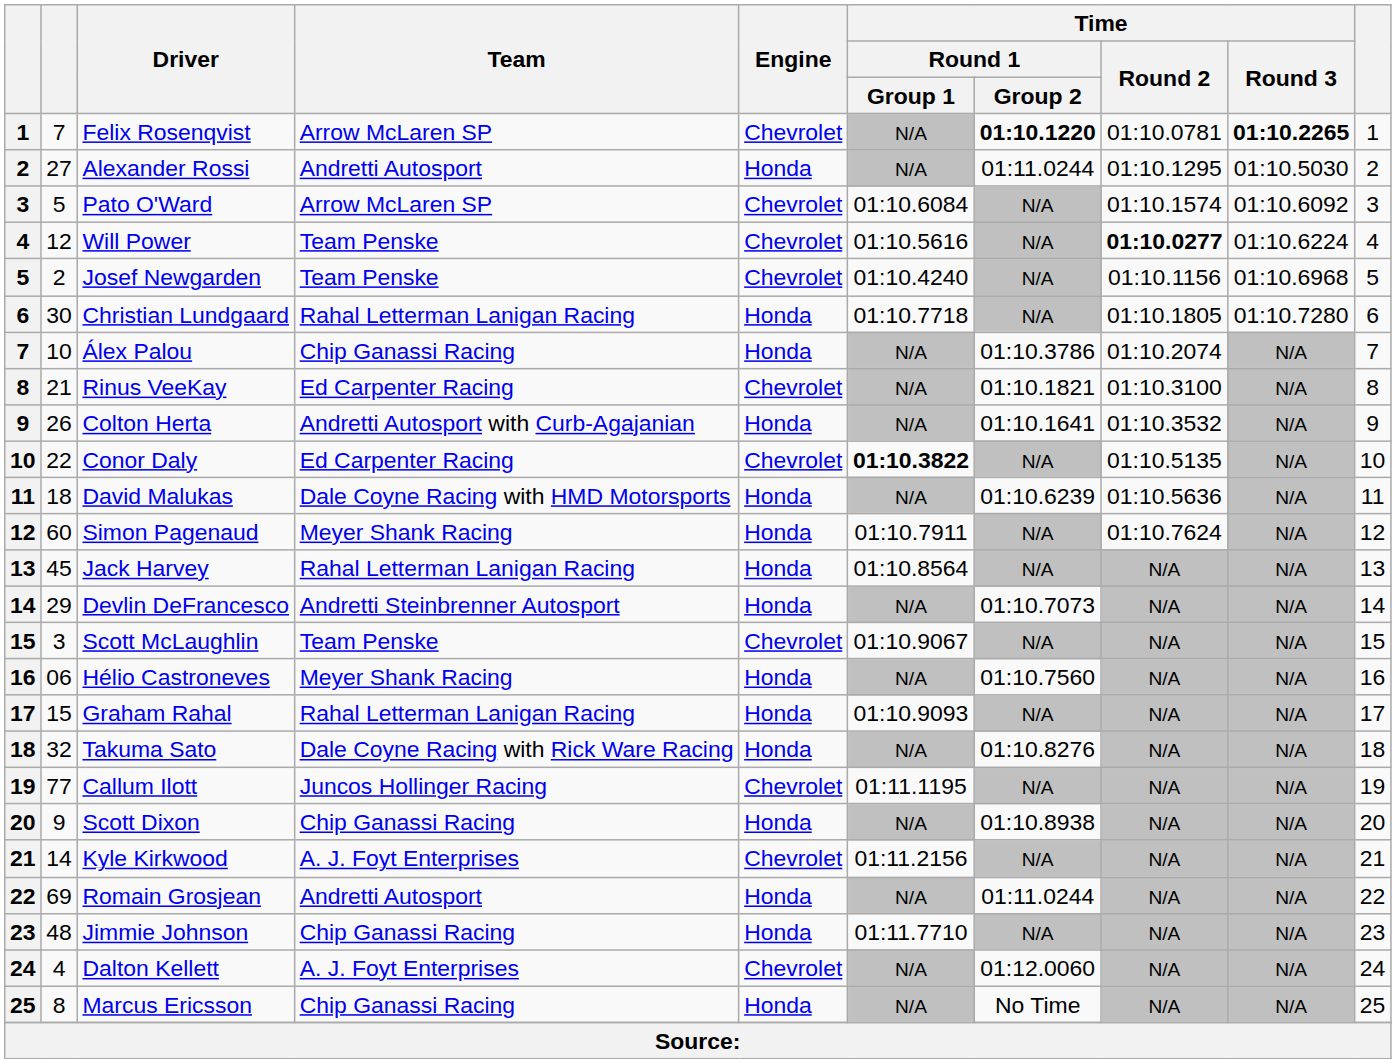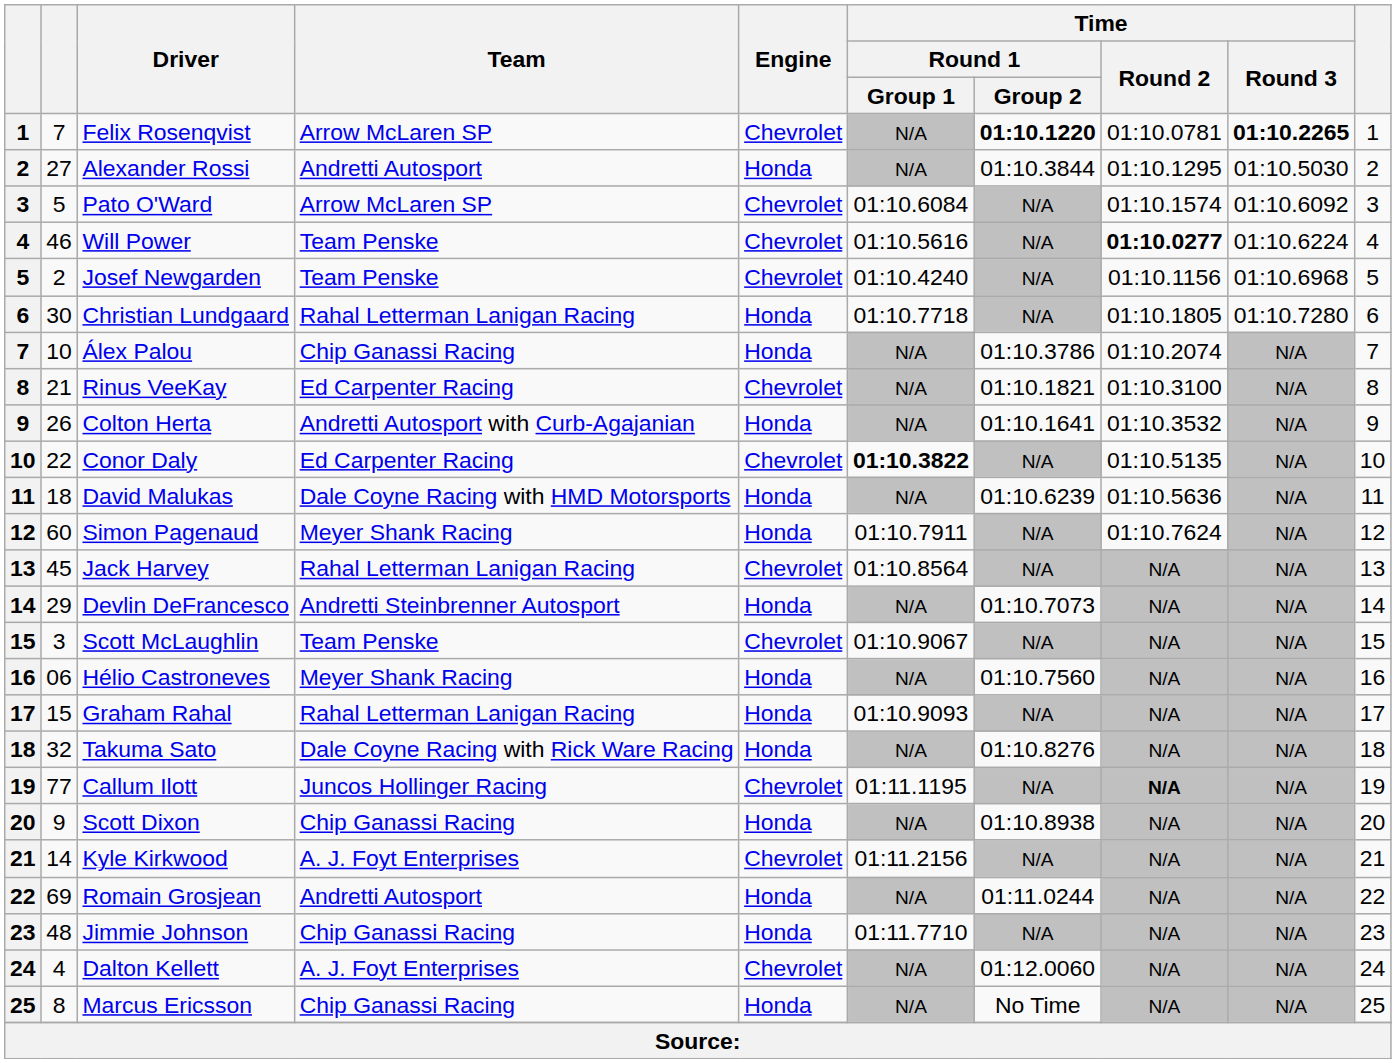(1038, 168) 01:11.0244 -> (1038, 168) 01:10.3844
(59, 241) 12 -> (59, 241) 46
(778, 568) Honda -> (793, 568) Chevrolet
(1164, 788) normal -> (1164, 786) bold
